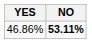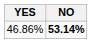(66, 30) 53.11% -> (66, 30) 53.14%
